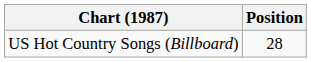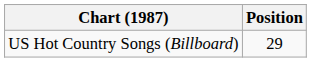(274, 43) 28 -> (274, 43) 29
